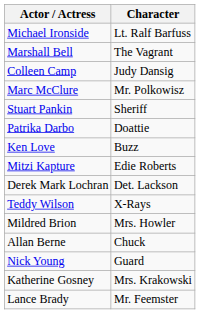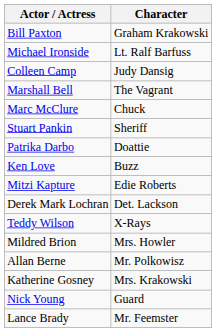+ row: (34, 33)
rows swapped: (40, 52) <-> (42, 71)
(149, 90) Mr. Polkowisz -> (130, 109) Chuck
(130, 242) Chuck -> (149, 261) Mr. Polkowisz
rows swapped: (51, 280) <-> (36, 261)
